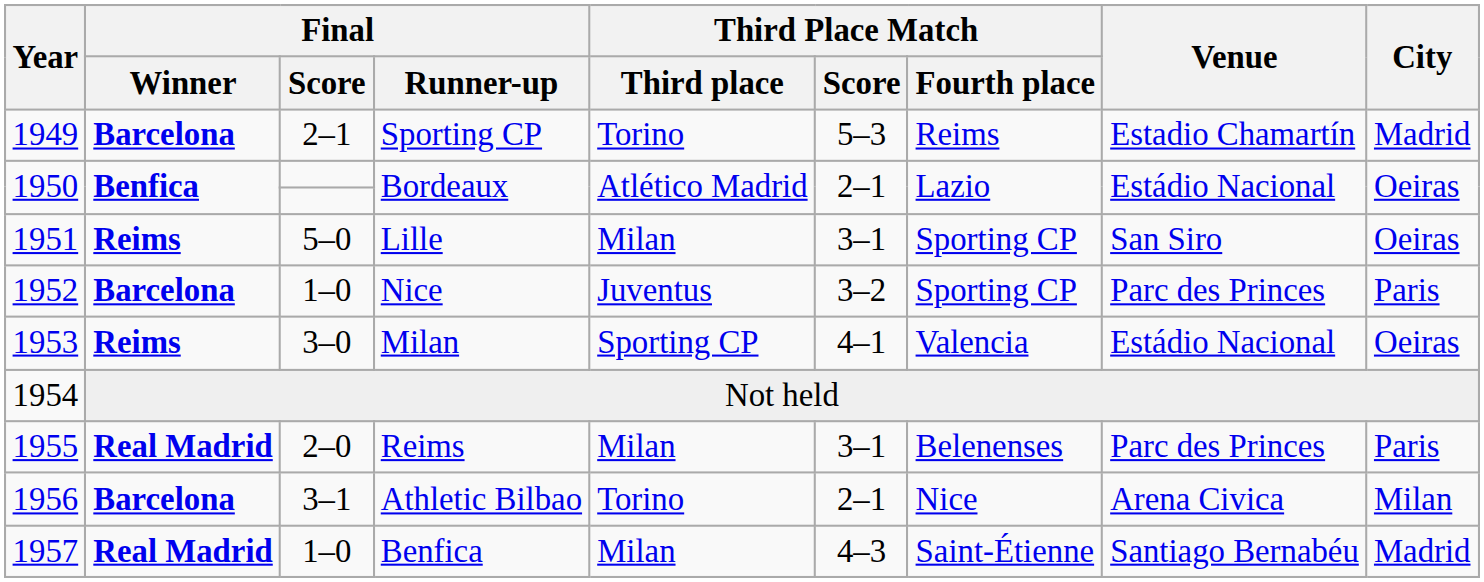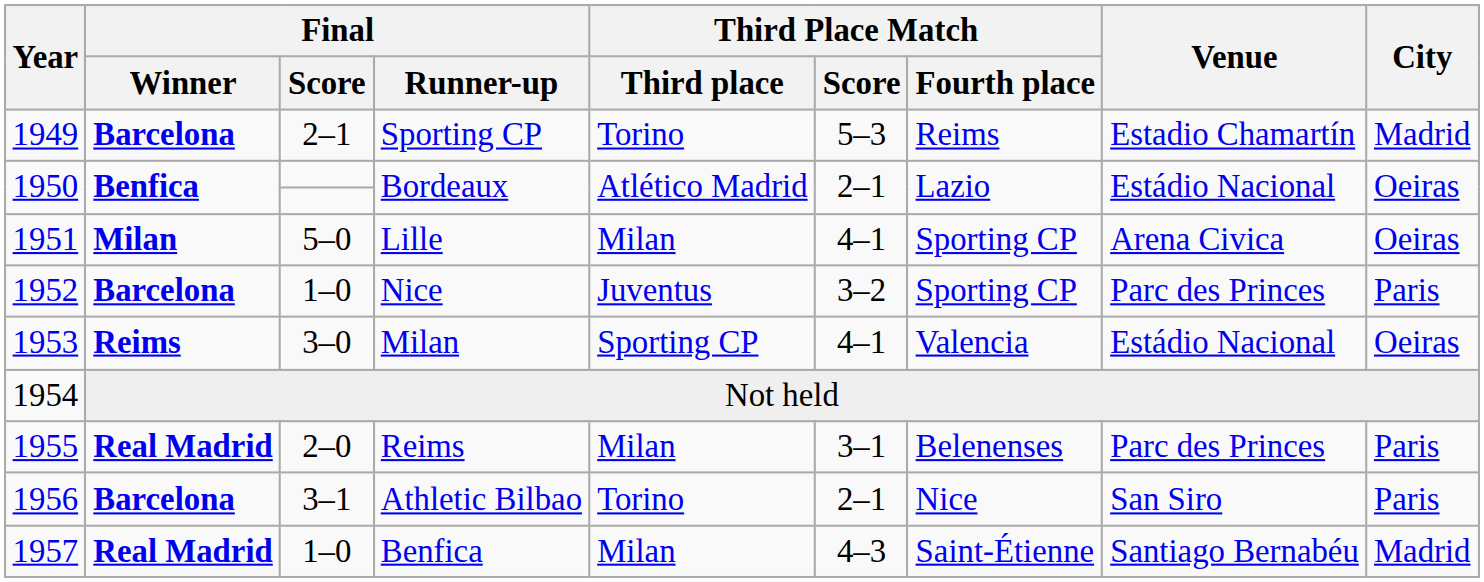(137, 238) Reims -> (135, 238) Milan
(862, 238) 3–1 -> (862, 238) 4–1
(1166, 238) San Siro -> (1197, 238) Arena Civica
(1197, 498) Arena Civica -> (1166, 498) San Siro
(1413, 498) Milan -> (1407, 498) Paris
